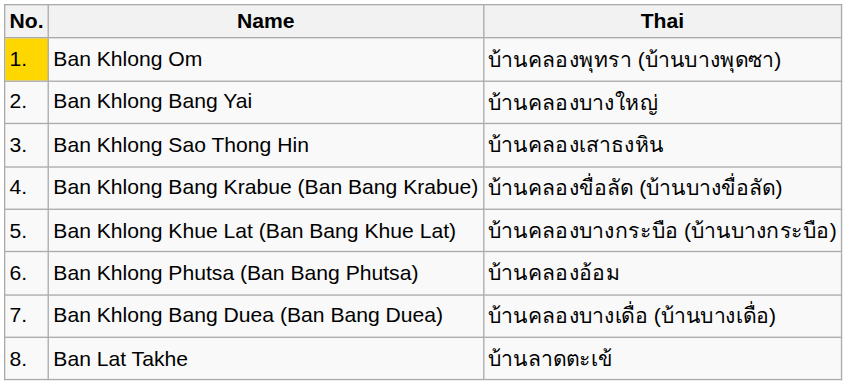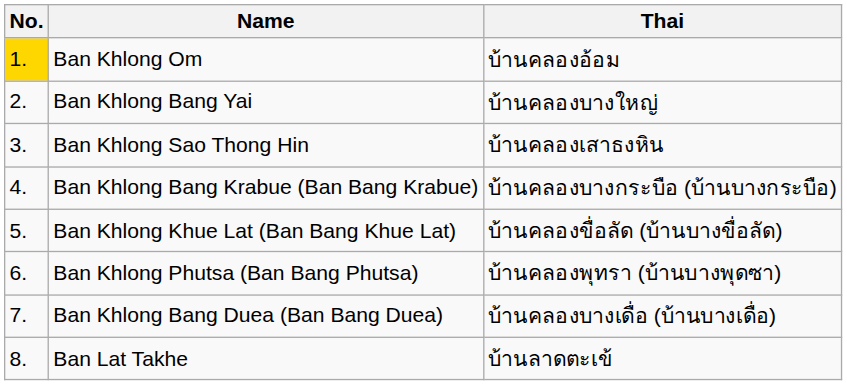(635, 60) บ้านคลองพุทรา (บ้านบางพุดซา) -> (554, 60) บ้านคลองอ้อม
(635, 188) บ้านคลองขื่อลัด (บ้านบางขื่อลัด) -> (662, 188) บ้านคลองบางกระบือ (บ้านบางกระบือ)
(662, 230) บ้านคลองบางกระบือ (บ้านบางกระบือ) -> (635, 230) บ้านคลองขื่อลัด (บ้านบางขื่อลัด)
(554, 273) บ้านคลองอ้อม -> (635, 273) บ้านคลองพุทรา (บ้านบางพุดซา)
